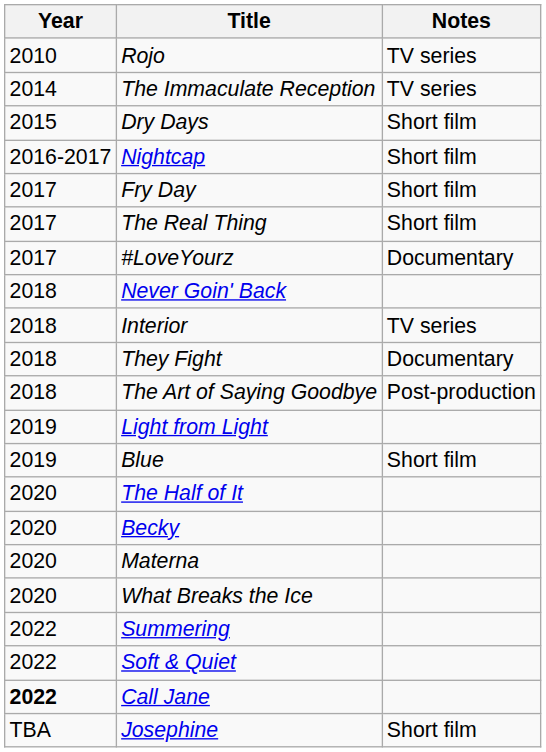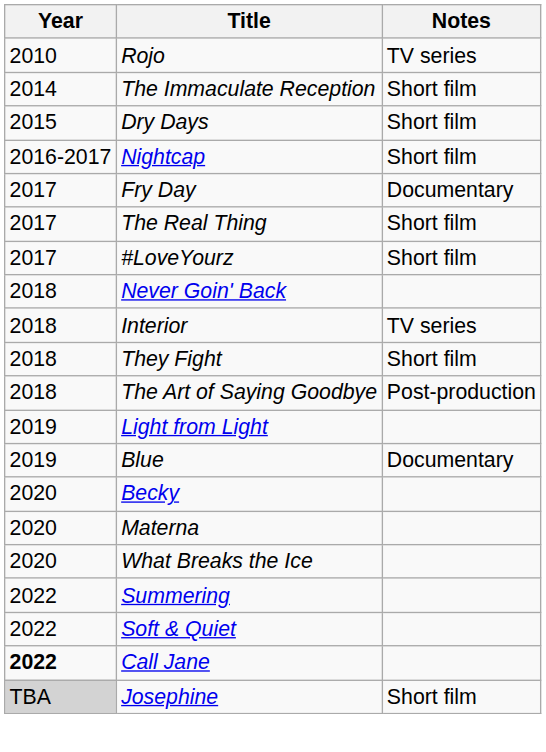(432, 88) TV series -> (432, 88) Short film
(432, 190) Short film -> (450, 190) Documentary
(450, 257) Documentary -> (432, 257) Short film
(450, 358) Documentary -> (432, 358) Short film
(432, 460) Short film -> (450, 460) Documentary
- row: (182, 493)
(30, 730) no background -> (30, 696) lightgrey background
